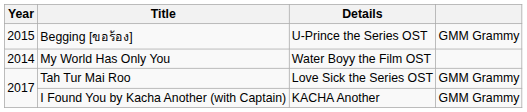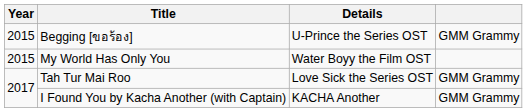(21, 58) 2014 -> (21, 58) 2015
